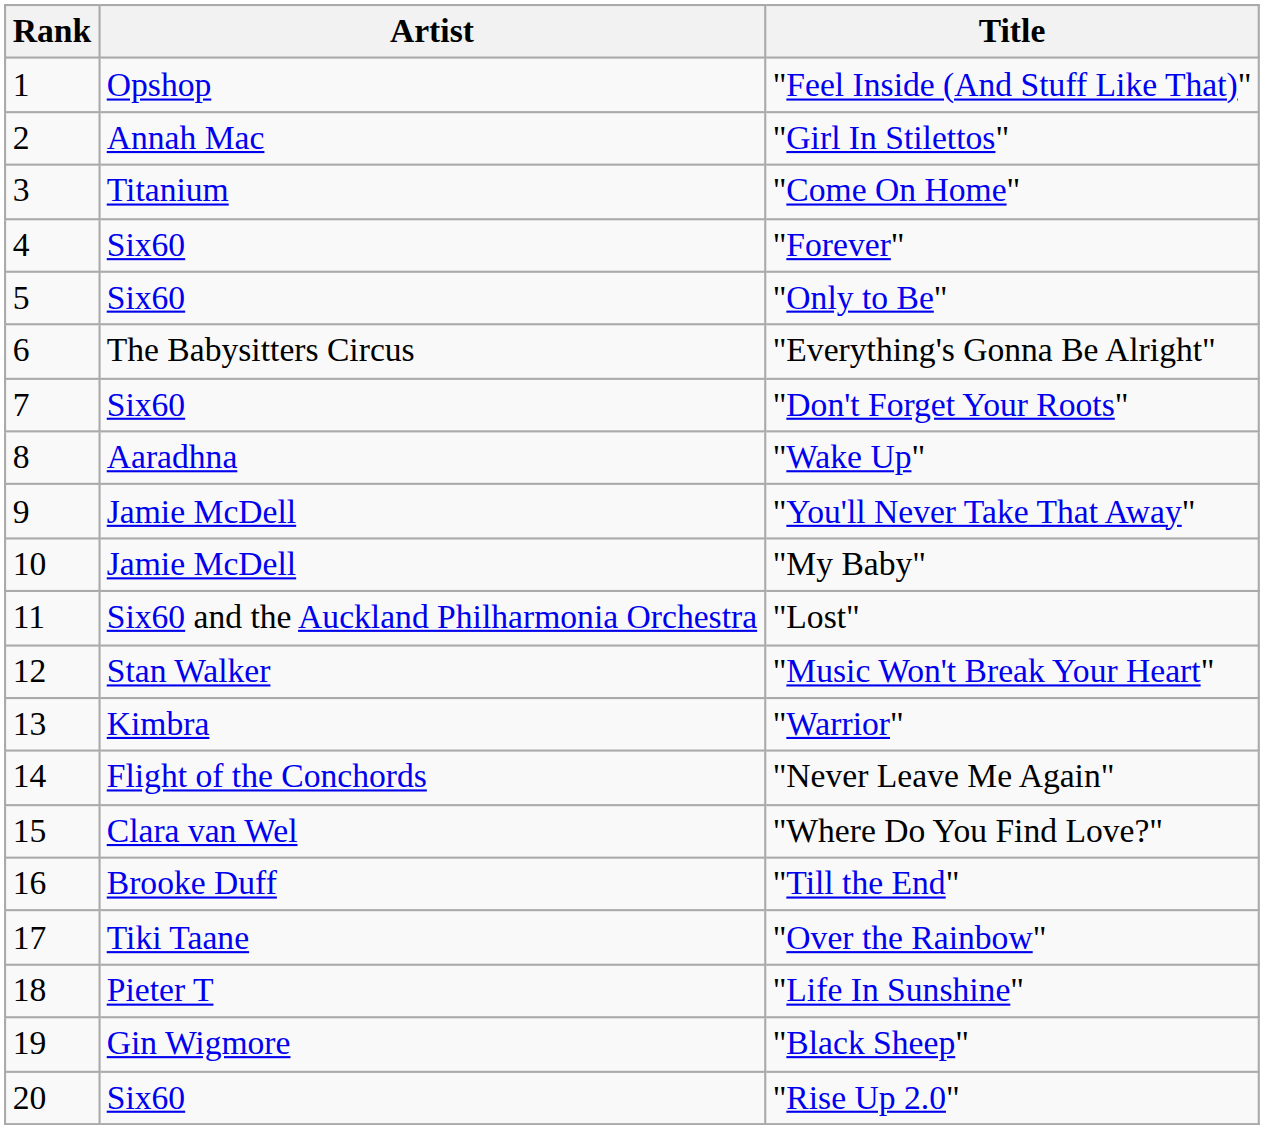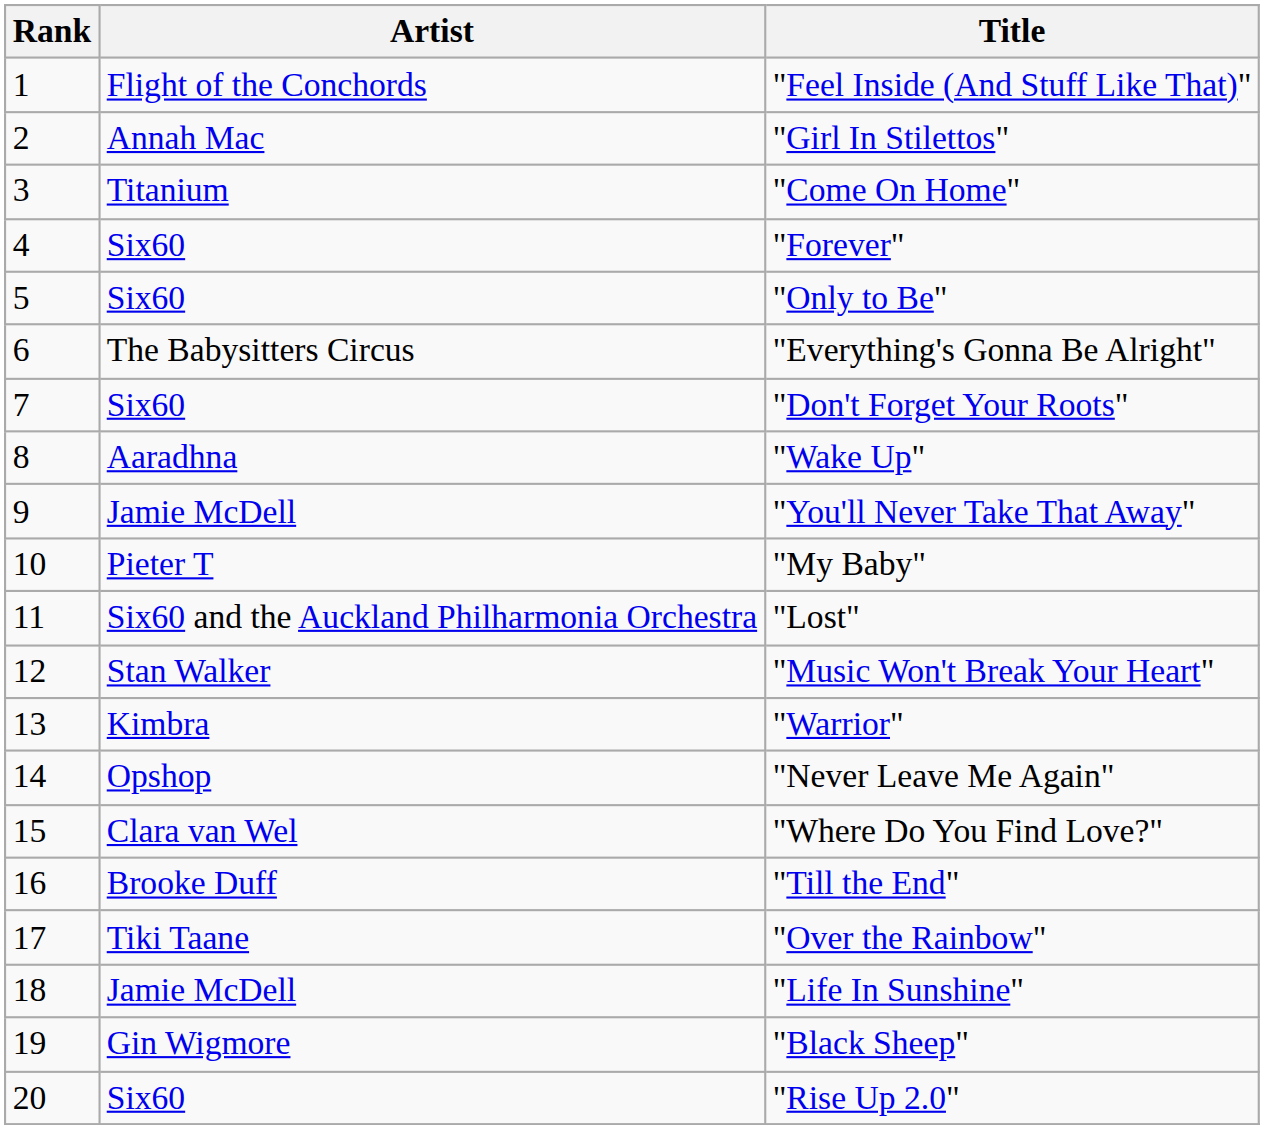(159, 84) Opshop -> (267, 84) Flight of the Conchords
(201, 564) Jamie McDell -> (160, 564) Pieter T
(267, 777) Flight of the Conchords -> (159, 777) Opshop
(160, 990) Pieter T -> (201, 990) Jamie McDell
